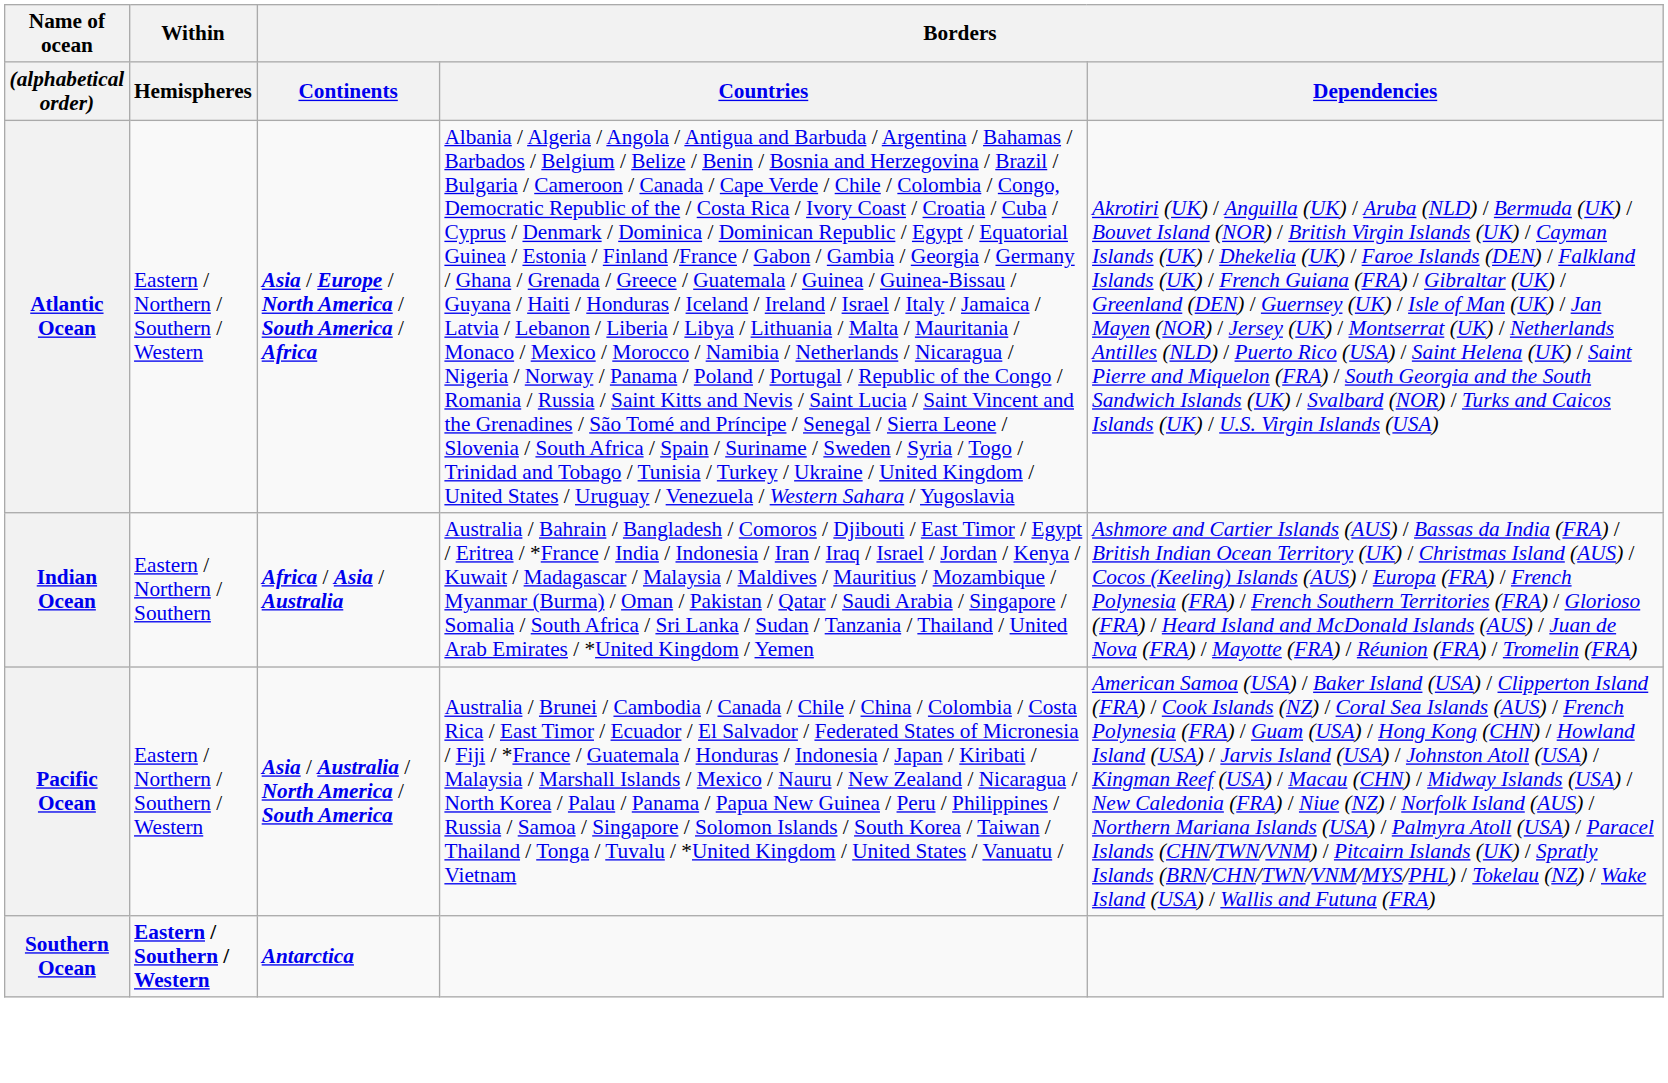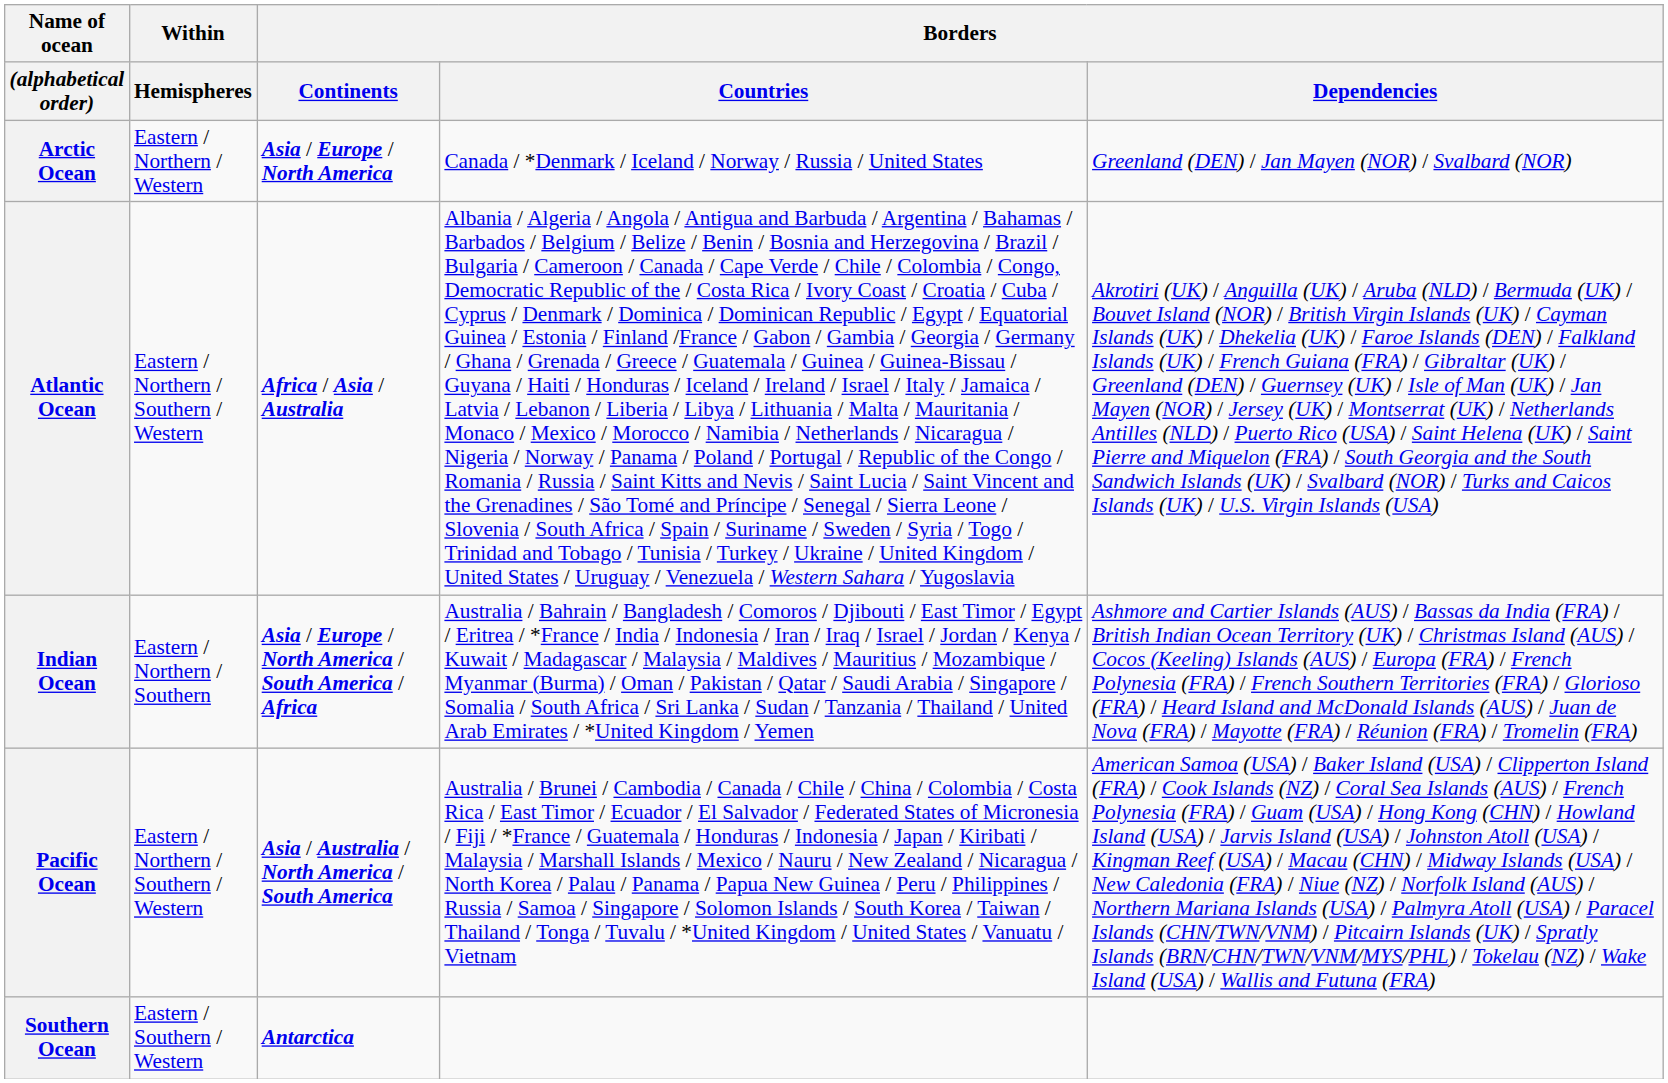+ row: (67, 160)
(333, 316) Asia / Europe / North America / South America / Africa -> (323, 397) Africa / Asia / Australia
(323, 589) Africa / Asia / Australia -> (333, 671) Asia / Europe / North America / South America / Africa
(182, 956) bold -> (178, 1037) normal
